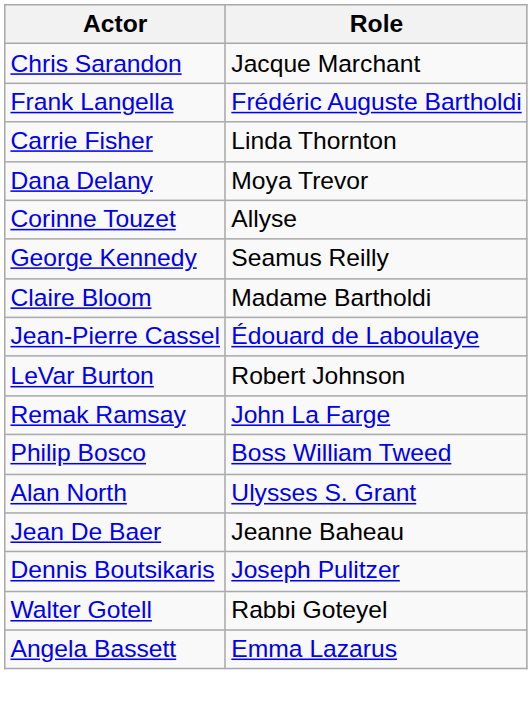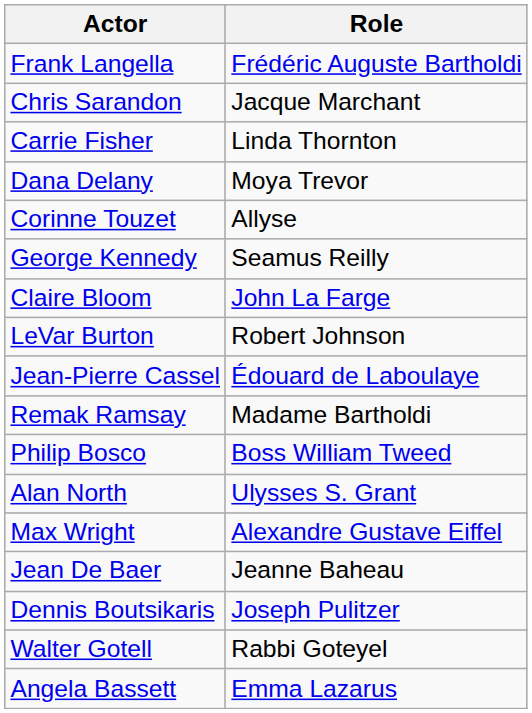rows swapped: (96, 63) <-> (92, 102)
(331, 297) Madame Bartholdi -> (311, 297) John La Farge
rows swapped: (82, 375) <-> (115, 336)
(311, 414) John La Farge -> (331, 414) Madame Bartholdi
+ row: (73, 532)
